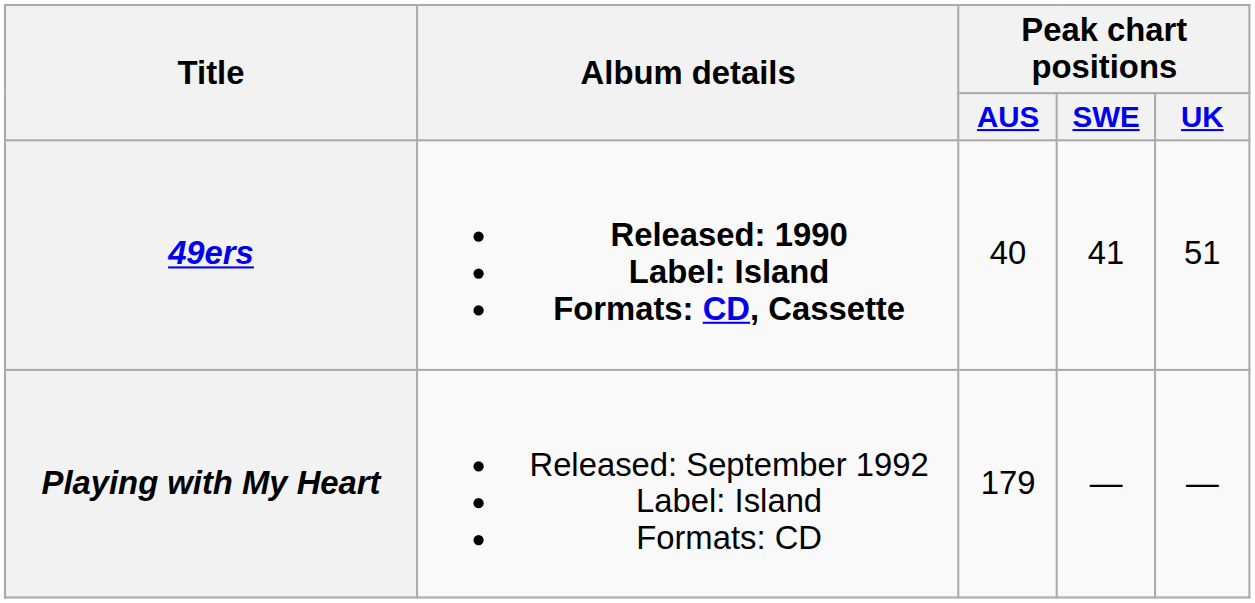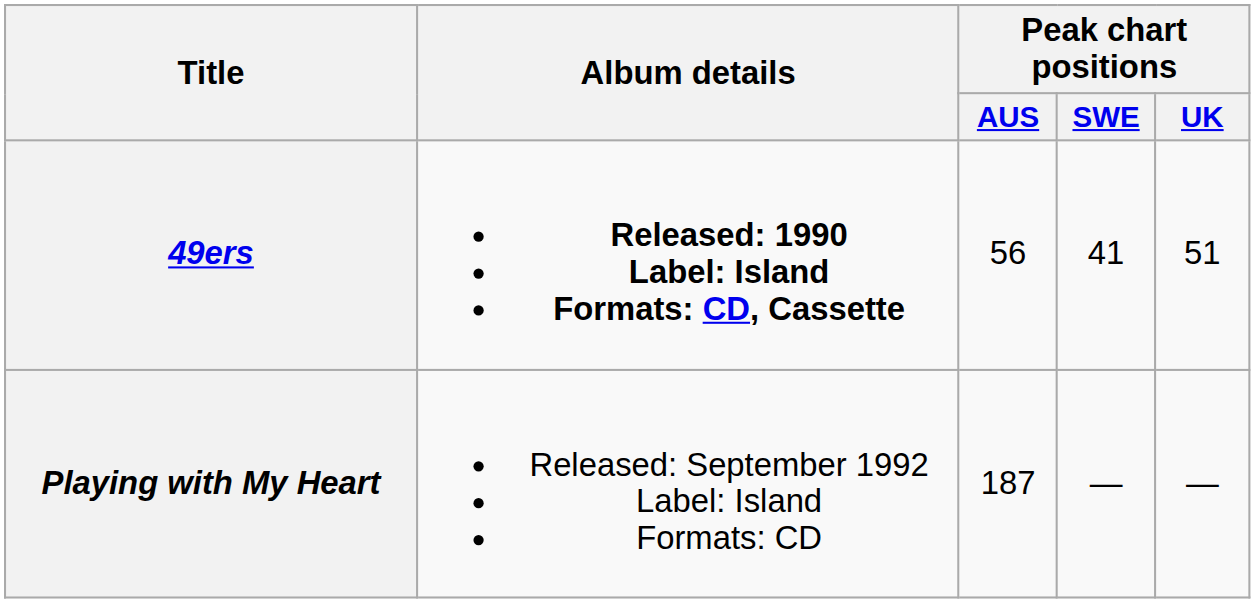(1008, 254) 40 -> (1008, 254) 56
(1008, 482) 179 -> (1008, 482) 187
